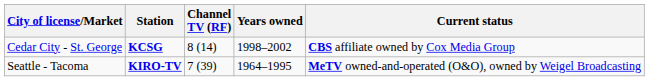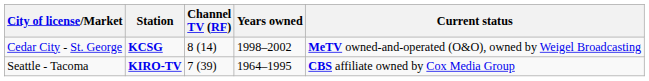(412, 47) CBS affiliate owned by Cox Media Group -> (475, 47) MeTV owned-and-operated (O&O), owned by Weigel Broadcasting
(475, 66) MeTV owned-and-operated (O&O), owned by Weigel Broadcasting -> (412, 66) CBS affiliate owned by Cox Media Group
